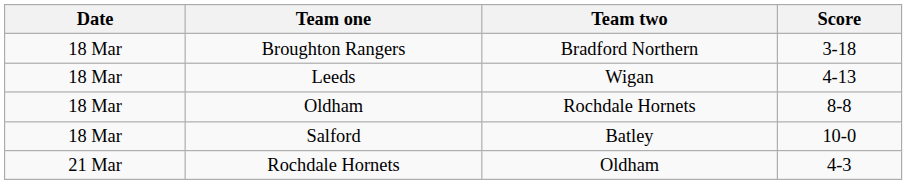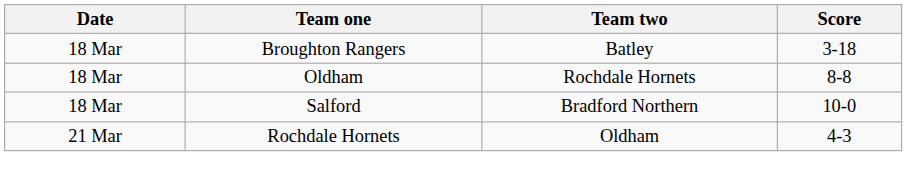(630, 48) Bradford Northern -> (630, 48) Batley
- row: (334, 77)
(630, 135) Batley -> (630, 106) Bradford Northern
